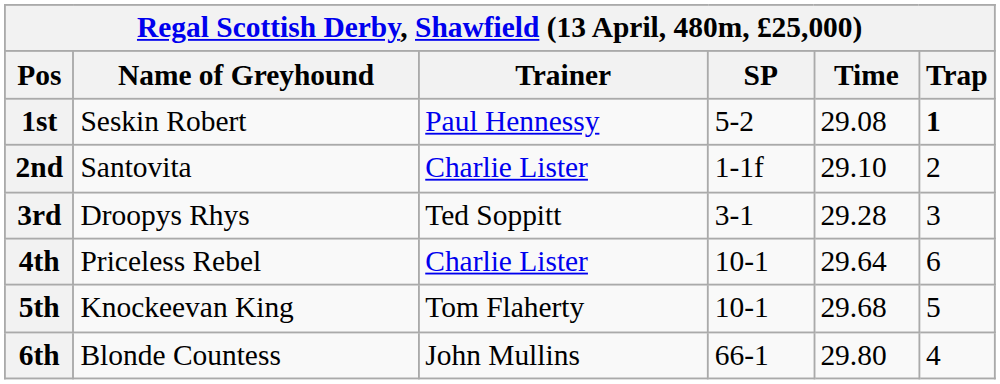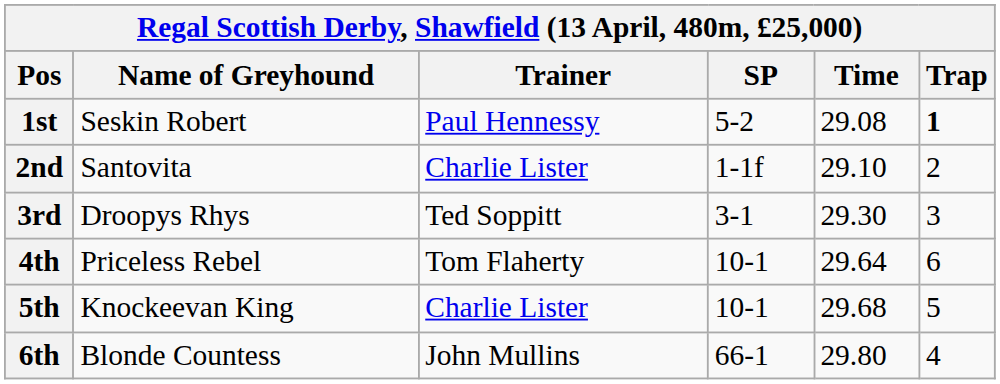(854, 214) 29.28 -> (854, 214) 29.30
(507, 261) Charlie Lister -> (505, 261) Tom Flaherty
(505, 307) Tom Flaherty -> (507, 307) Charlie Lister
